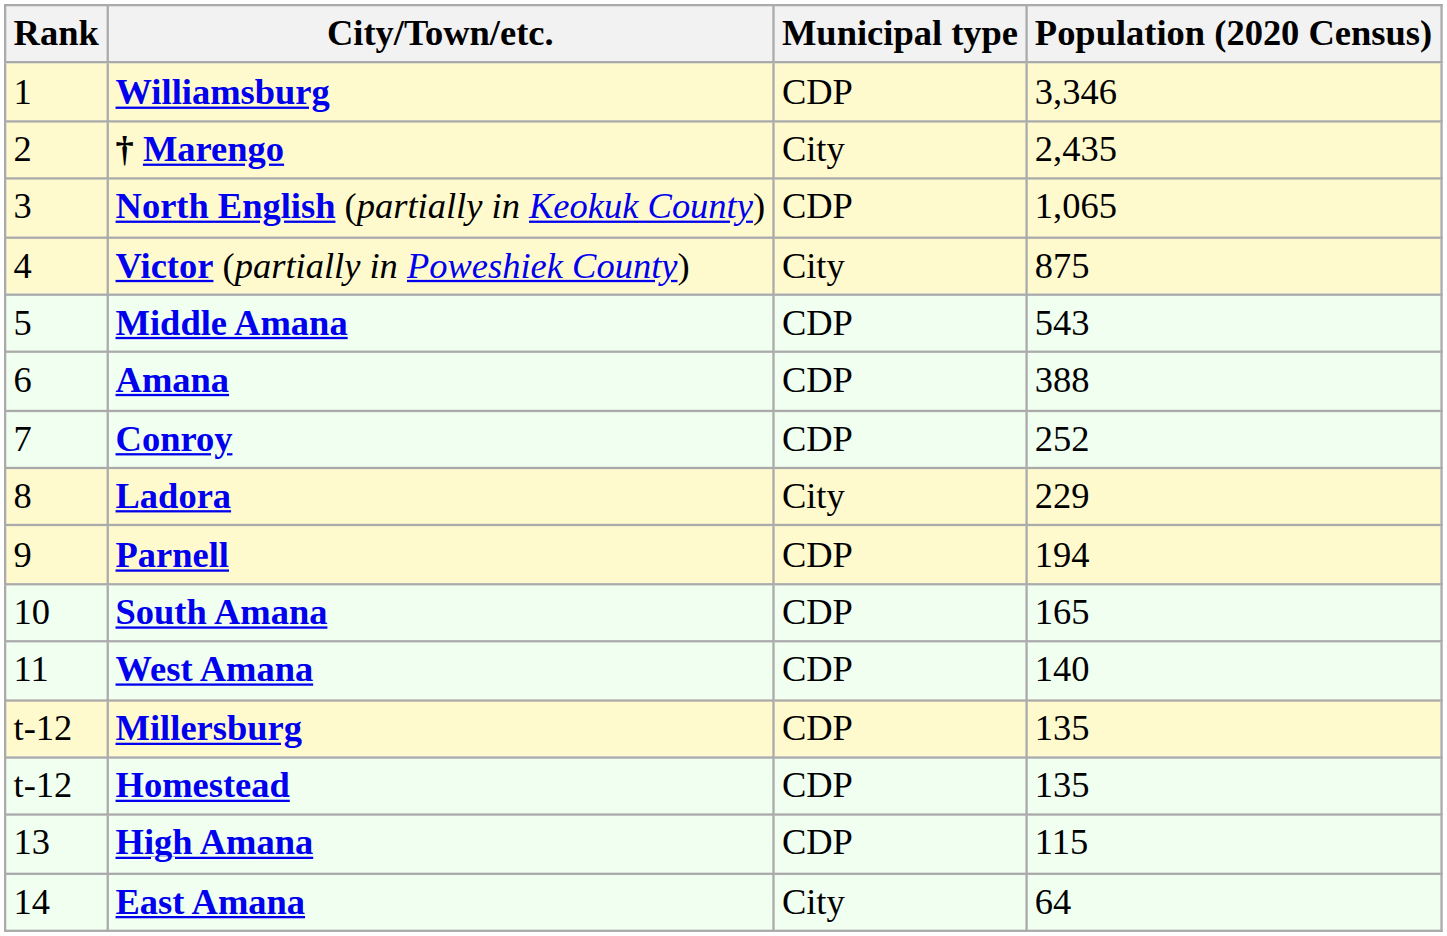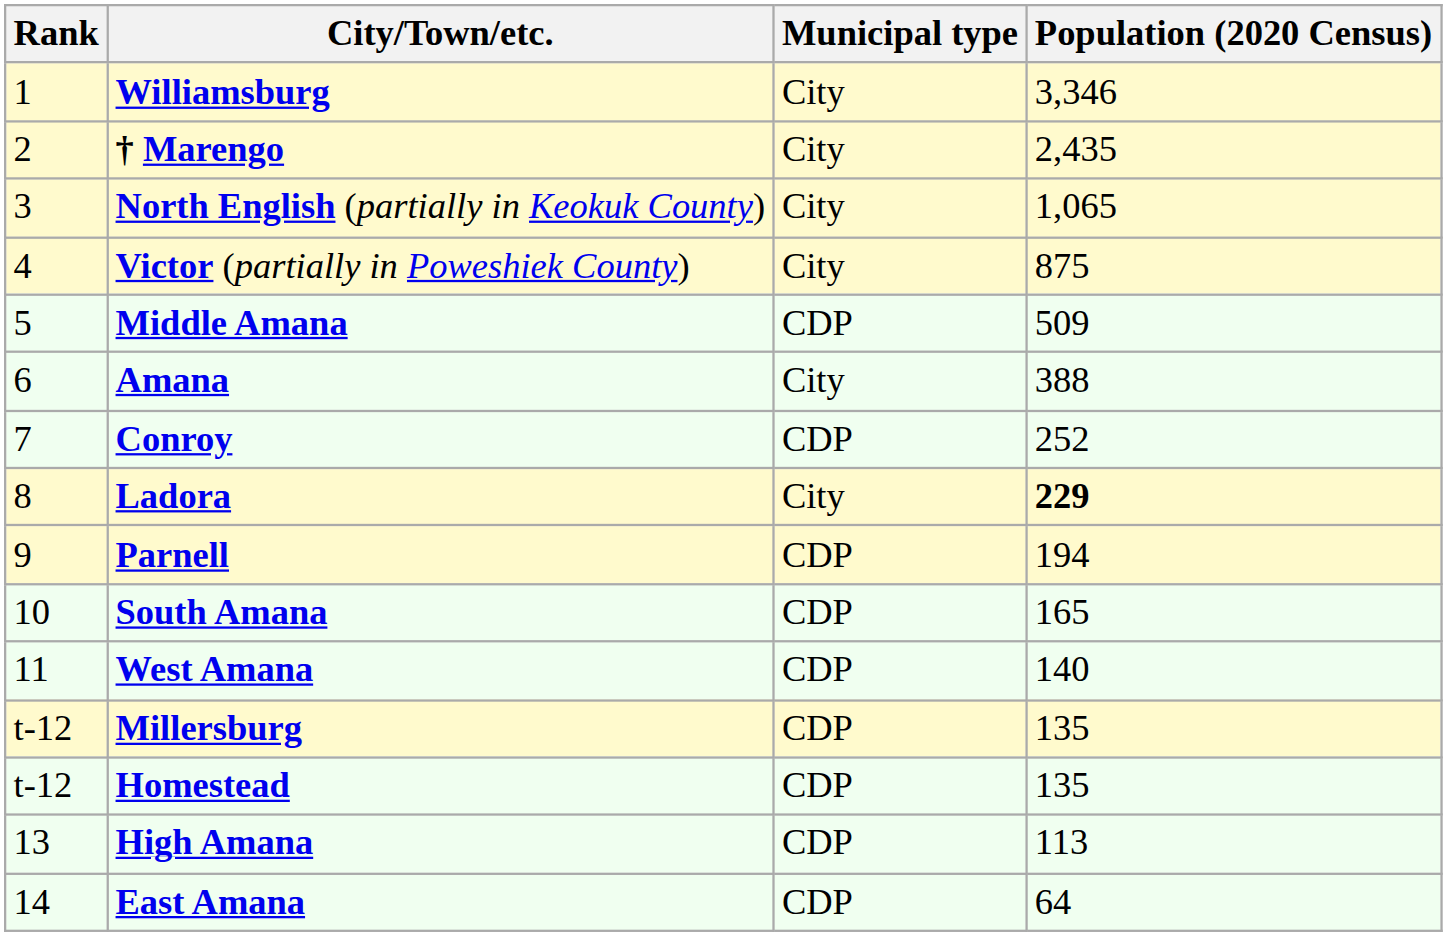(817, 91) CDP -> (813, 91) City
(817, 206) CDP -> (813, 206) City
(1062, 322) 543 -> (1062, 322) 509
(817, 380) CDP -> (813, 380) City
(1062, 496) normal -> (1062, 496) bold
(1062, 843) 115 -> (1062, 843) 113
(813, 901) City -> (817, 901) CDP
